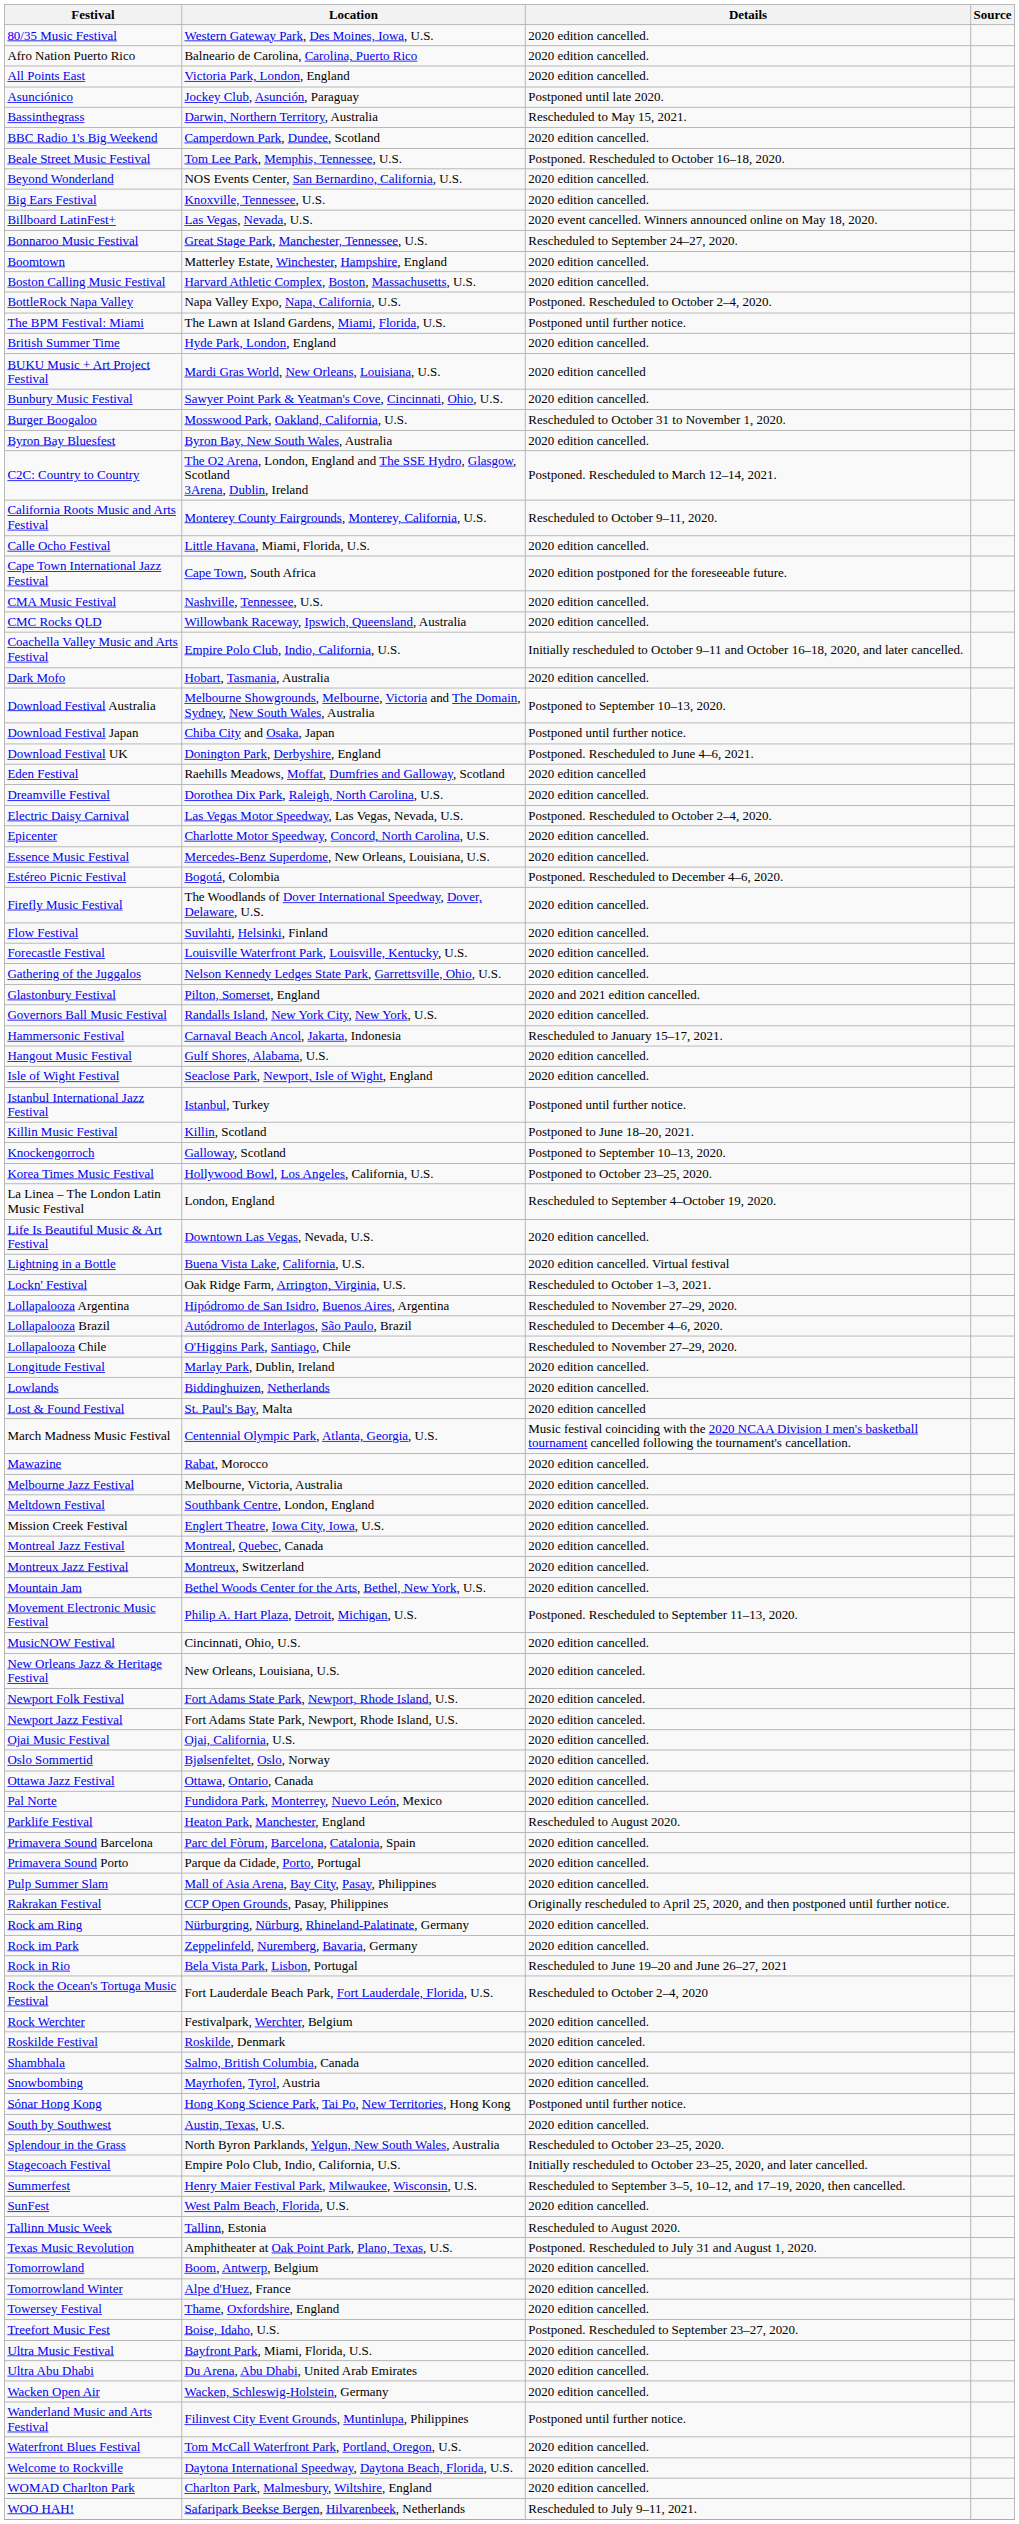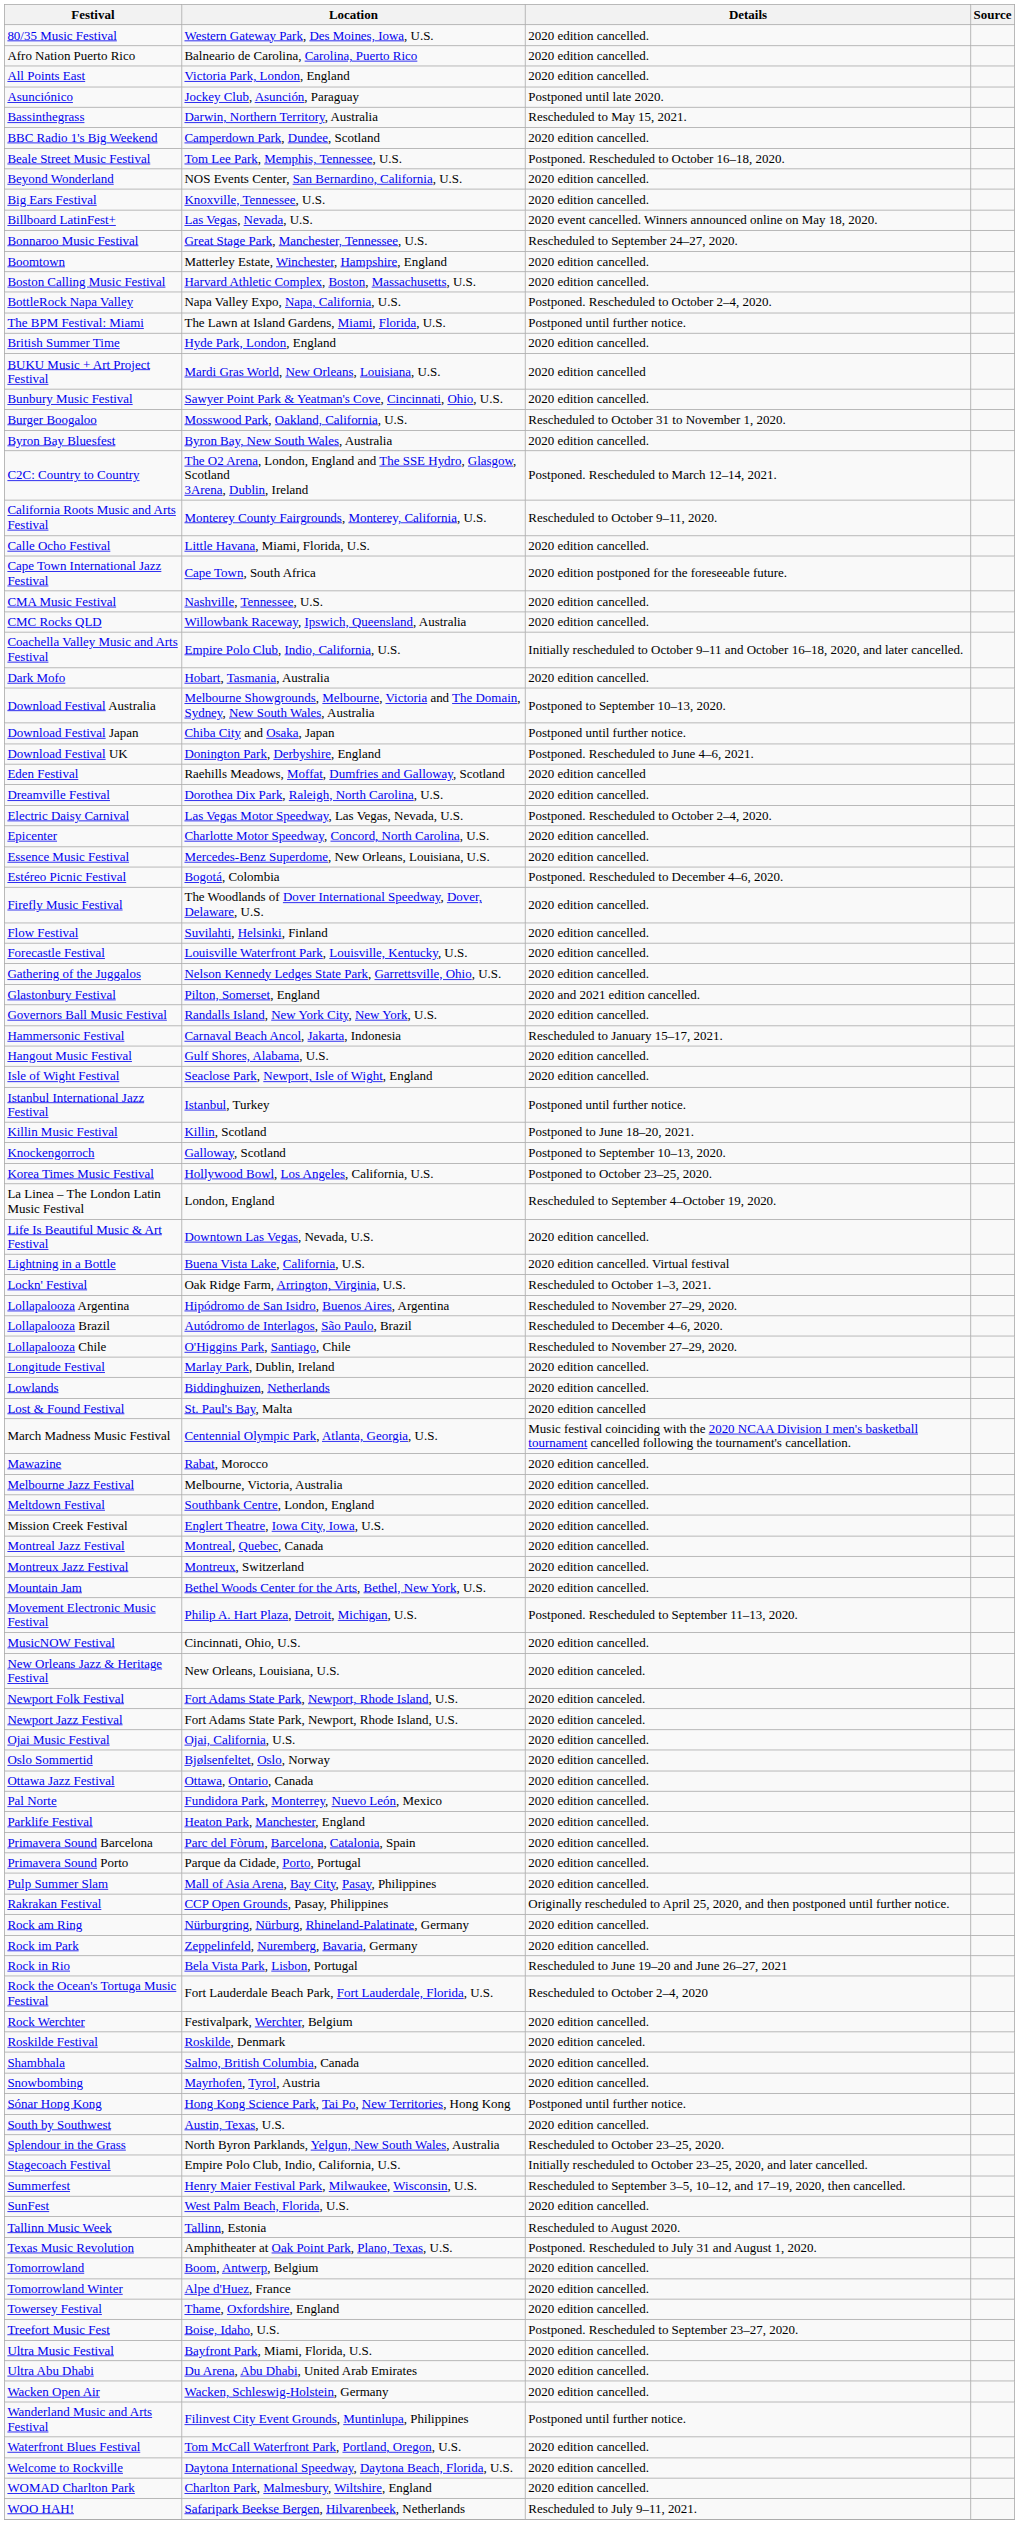(604, 1822) Rescheduled to August 2020. -> (589, 1822) 2020 edition cancelled.
